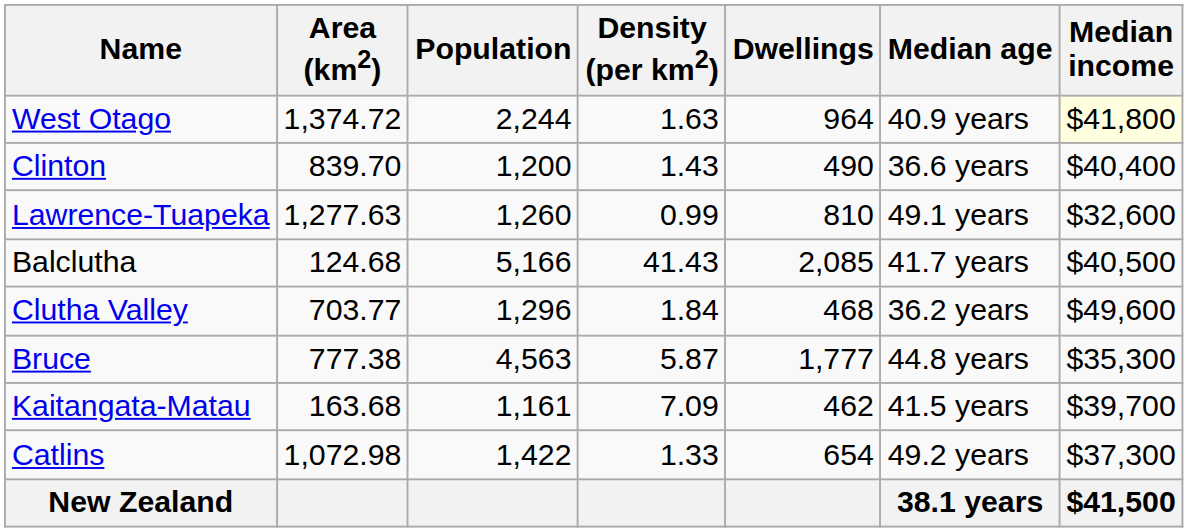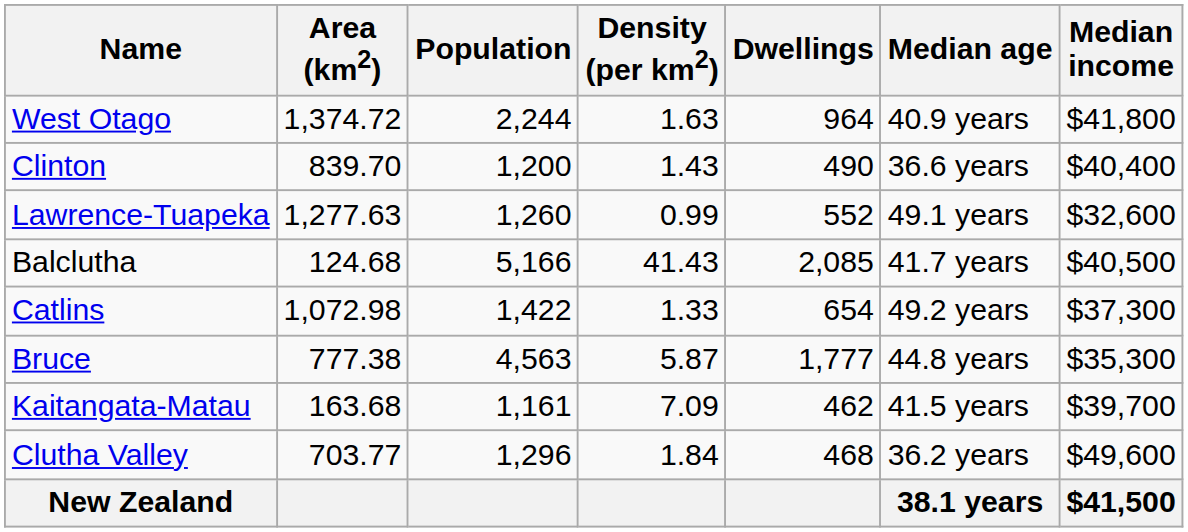(1121, 118) lightyellow background -> (1121, 118) no background
(849, 214) 810 -> (849, 214) 552
rows swapped: (58, 454) <-> (100, 310)
